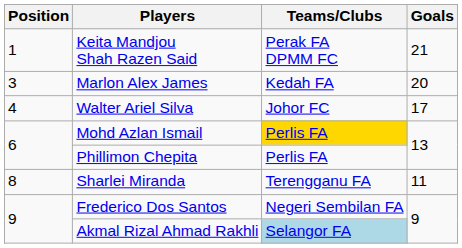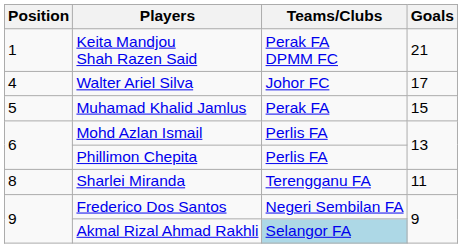- row: (142, 83)
+ row: (161, 108)
(297, 132) gold background -> (297, 132) no background
